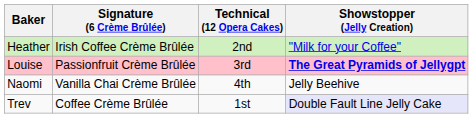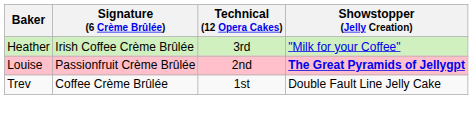(242, 46) 2nd -> (242, 46) 3rd
(242, 65) 3rd -> (242, 65) 2nd
- row: (24, 84)
(365, 103) lavender background -> (365, 84) no background
